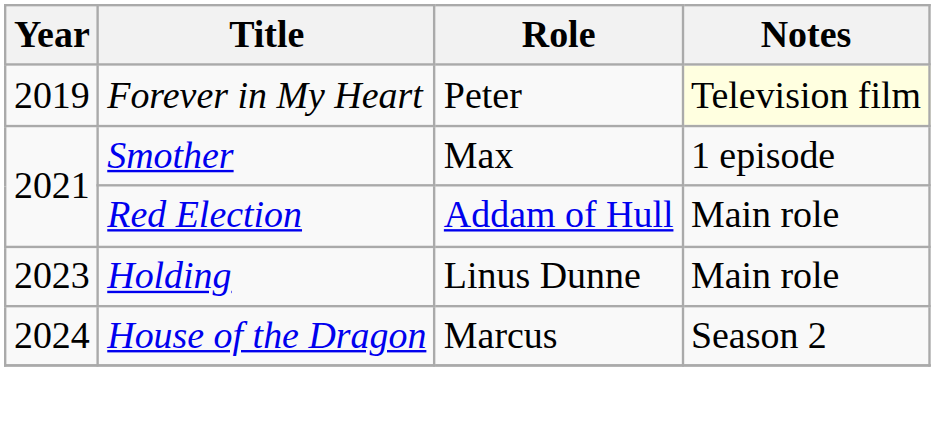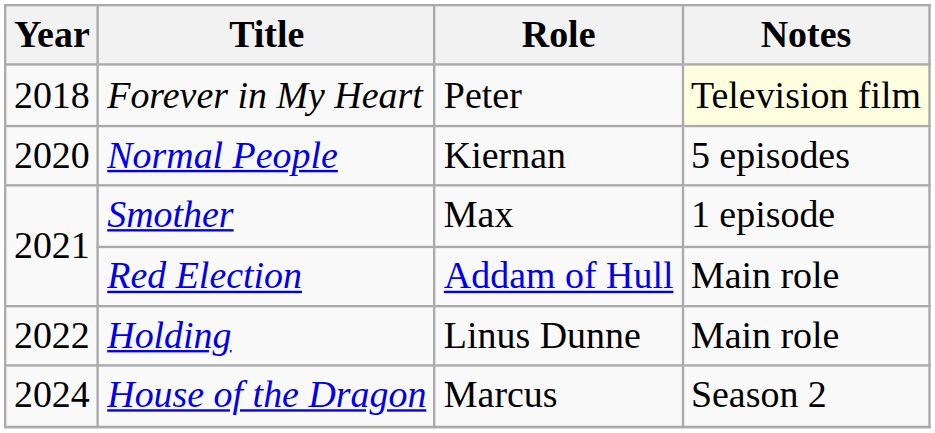(52, 94) 2019 -> (52, 94) 2018
+ row: (223, 154)
(52, 275) 2023 -> (52, 335) 2022
